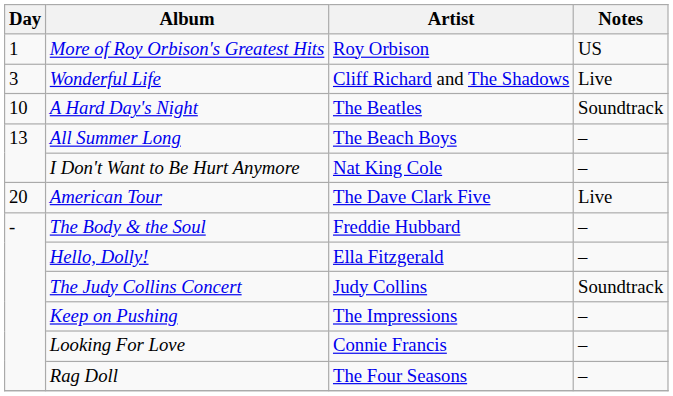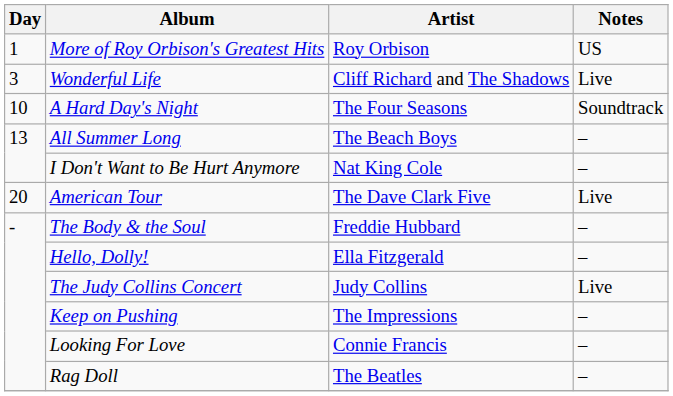(377, 108) The Beatles -> (400, 108) The Four Seasons
(621, 286) Soundtrack -> (595, 286) Live
(400, 375) The Four Seasons -> (377, 375) The Beatles
